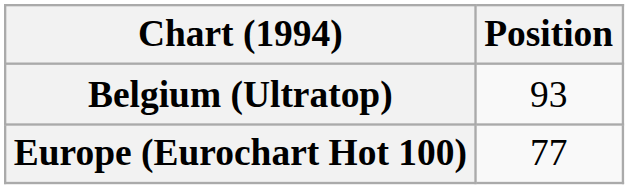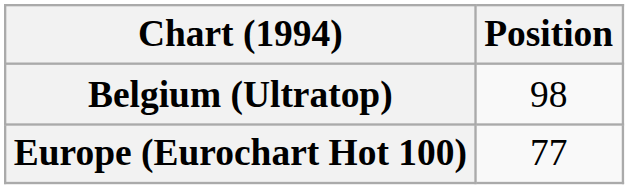(549, 93) 93 -> (549, 93) 98
